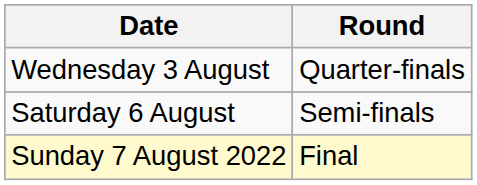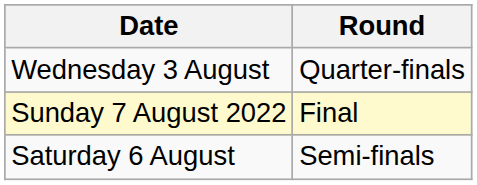rows swapped: (123, 112) <-> (149, 156)
